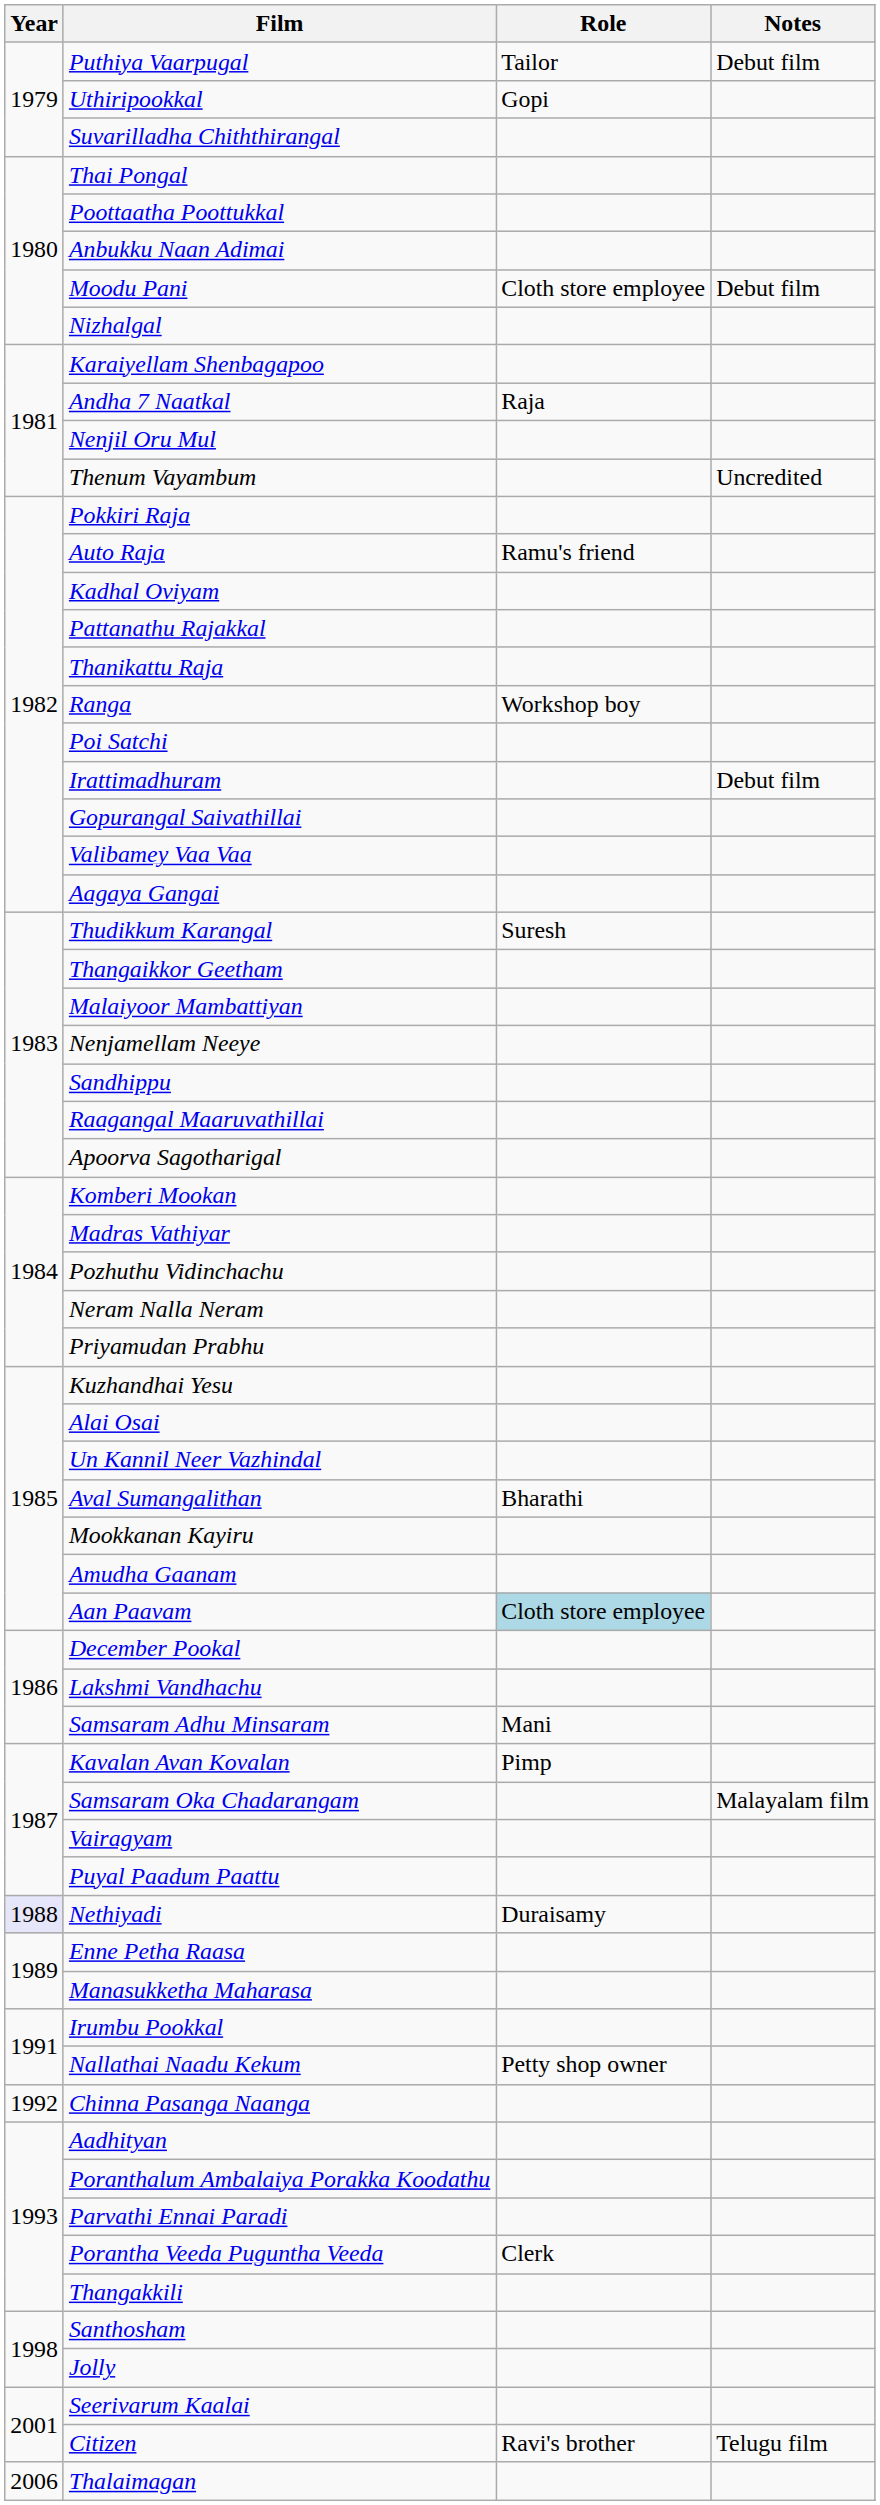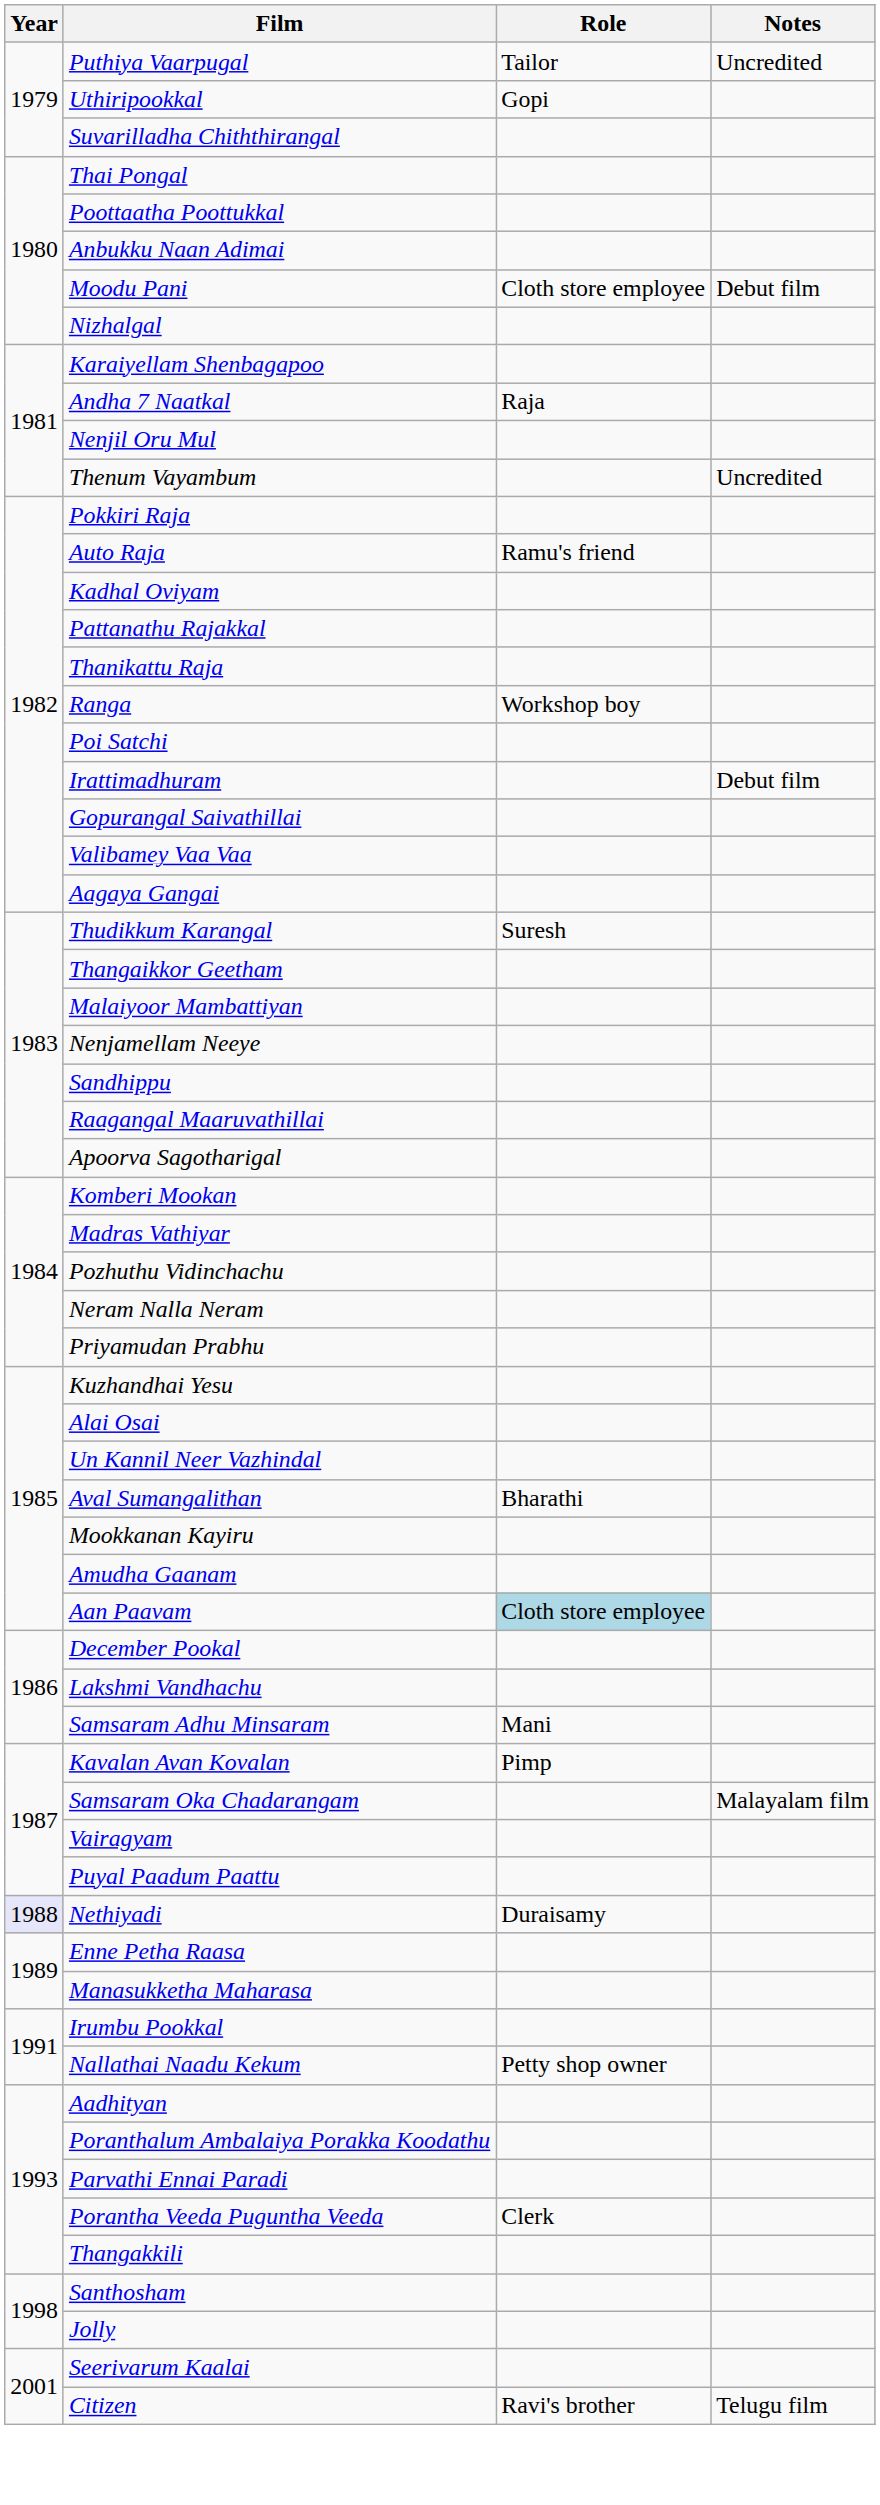(768, 61) Debut film -> (769, 61) Uncredited
- row: (189, 2102)
- row: (132, 2480)
